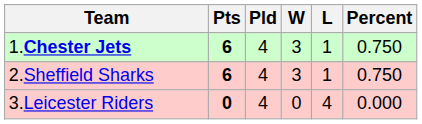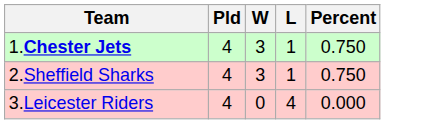- column: (227, 18)
